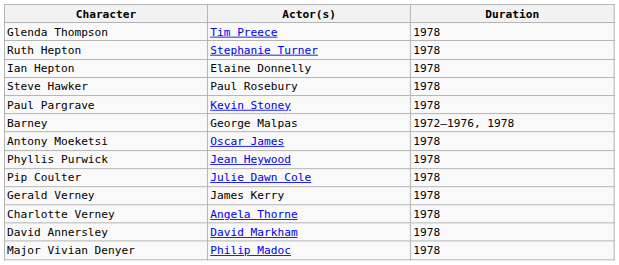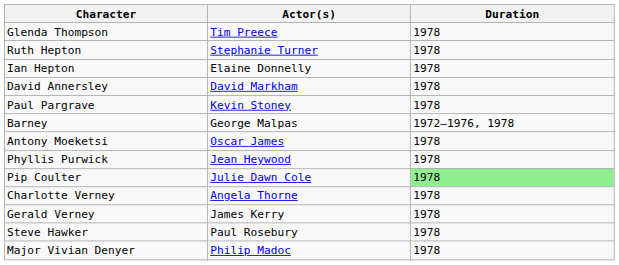rows swapped: (47, 86) <-> (58, 232)
(427, 178) no background -> (427, 178) lightgreen background
rows swapped: (61, 214) <-> (51, 196)
